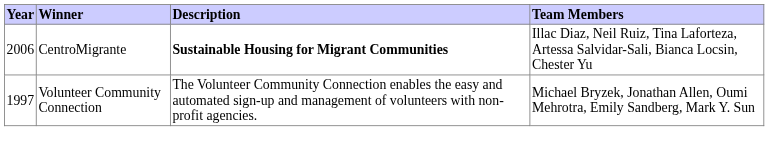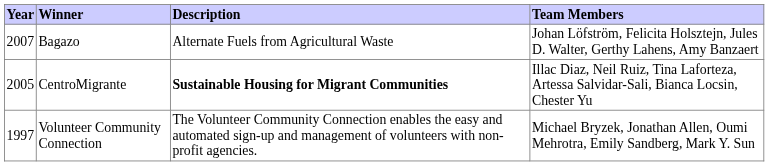+ row: (59, 41)
(20, 49) 2006 -> (20, 84) 2005
